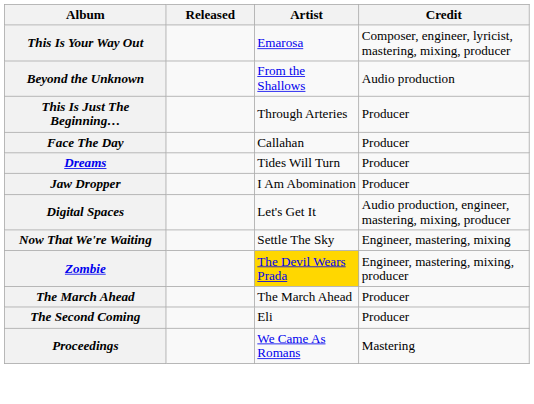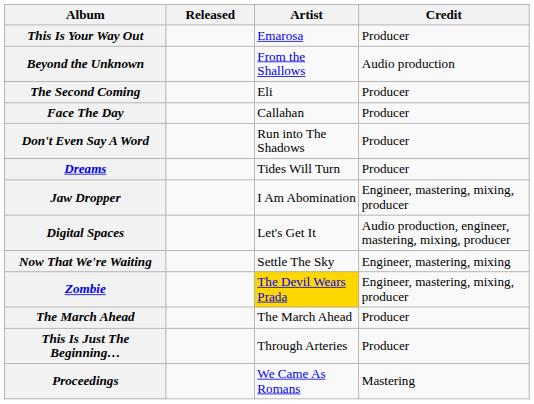(437, 43) Composer, engineer, lyricist, mastering, mixing, producer -> (385, 35) Producer
rows swapped: (85, 317) <-> (85, 114)
+ row: (85, 141)
(385, 184) Producer -> (438, 197) Engineer, mastering, mixing, producer
